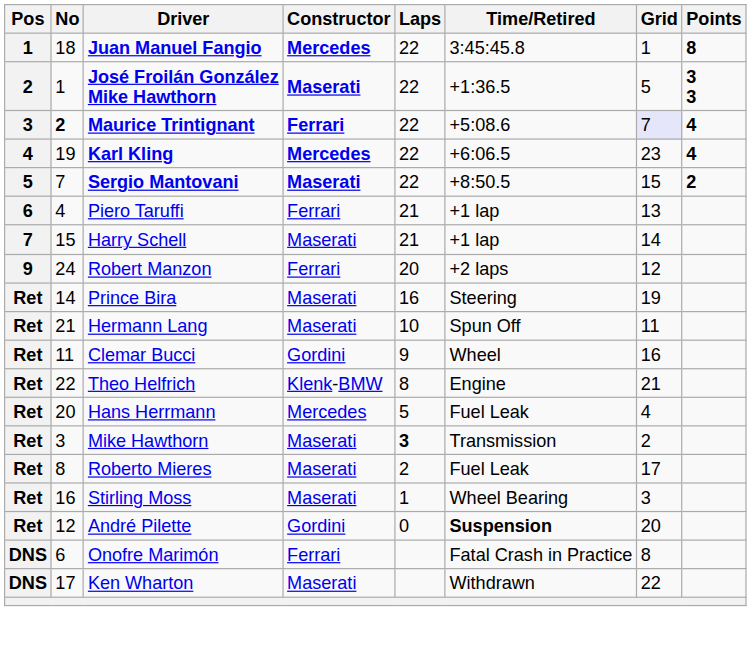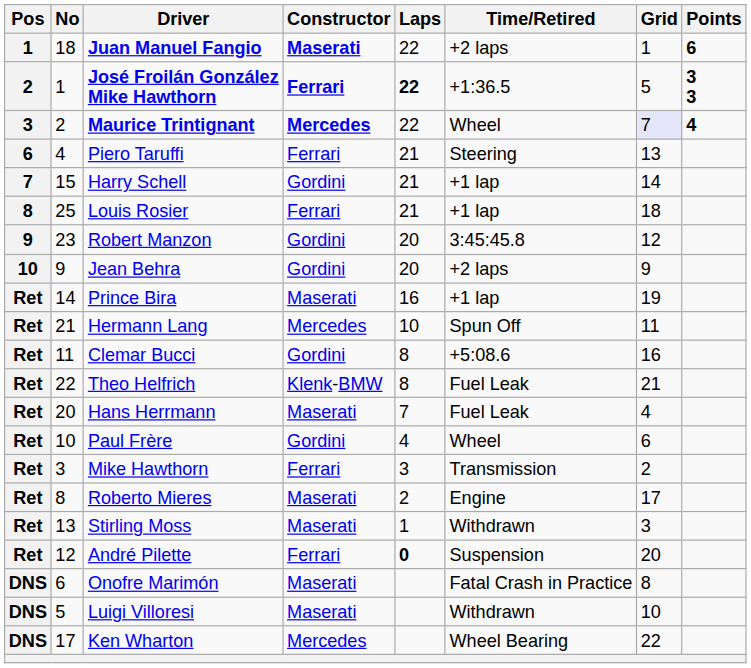(329, 48) Mercedes -> (324, 48) Maserati
(487, 48) 3:45:45.8 -> (479, 48) +2 laps
(691, 48) 8 -> (691, 48) 6
(324, 86) Maserati -> (316, 86) Ferrari
(409, 86) normal -> (409, 86) bold
(60, 125) bold -> (60, 125) normal
(316, 125) Ferrari -> (329, 125) Mercedes
(480, 125) +5:08.6 -> (475, 125) Wheel
- row: (131, 154)
- row: (163, 183)
(474, 211) +1 lap -> (483, 154) Steering
(322, 240) Maserati -> (316, 183) Gordini
+ row: (138, 211)
(65, 268) 24 -> (65, 240) 23
(314, 268) Ferrari -> (316, 240) Gordini
(479, 268) +2 laps -> (487, 240) 3:45:45.8
+ row: (134, 268)
(483, 297) Steering -> (474, 297) +1 lap
(322, 326) Maserati -> (327, 326) Mercedes
(404, 354) 9 -> (404, 354) 8
(475, 354) Wheel -> (480, 354) +5:08.6
(478, 383) Engine -> (489, 383) Fuel Leak
(327, 412) Mercedes -> (322, 412) Maserati
(404, 412) 5 -> (404, 412) 7
+ row: (130, 440)
(322, 440) Maserati -> (314, 469) Ferrari
(404, 440) bold -> (404, 469) normal
(489, 469) Fuel Leak -> (478, 497) Engine
(65, 497) 16 -> (65, 526) 13
(509, 497) Wheel Bearing -> (492, 526) Withdrawn
(316, 526) Gordini -> (314, 555) Ferrari
(404, 526) normal -> (404, 555) bold
(501, 526) bold -> (497, 555) normal
(314, 555) Ferrari -> (322, 583) Maserati
+ row: (141, 612)
(322, 583) Maserati -> (327, 641) Mercedes
(492, 583) Withdrawn -> (509, 641) Wheel Bearing
